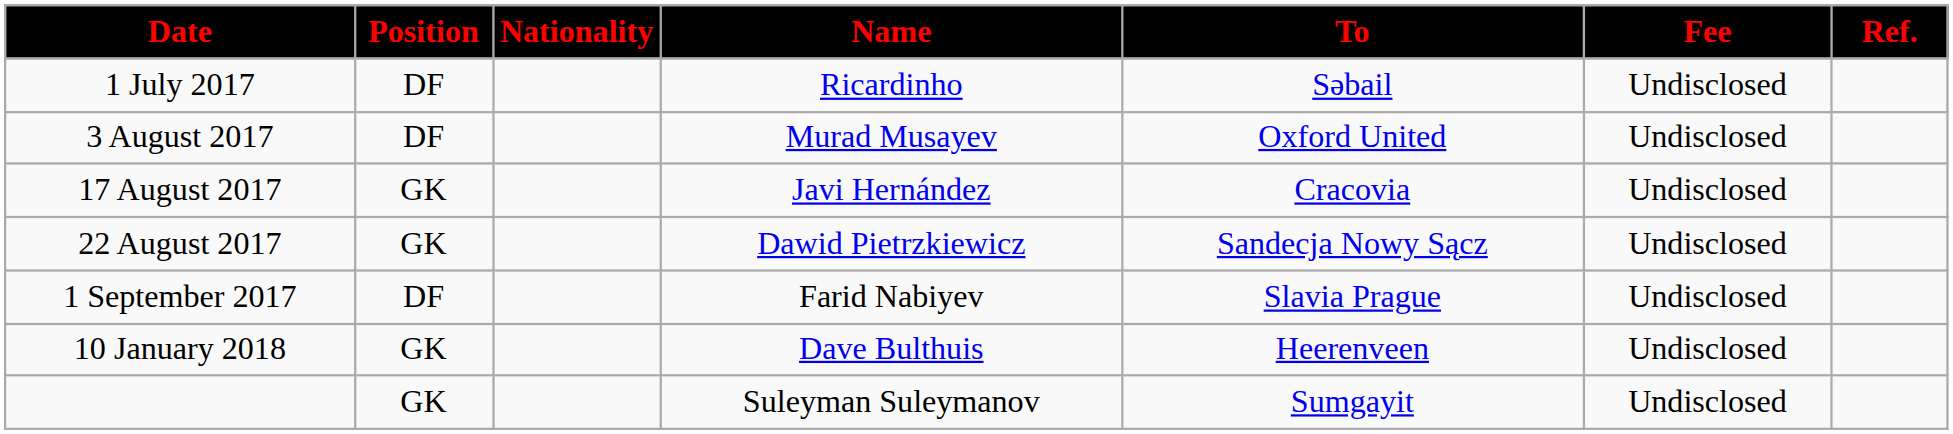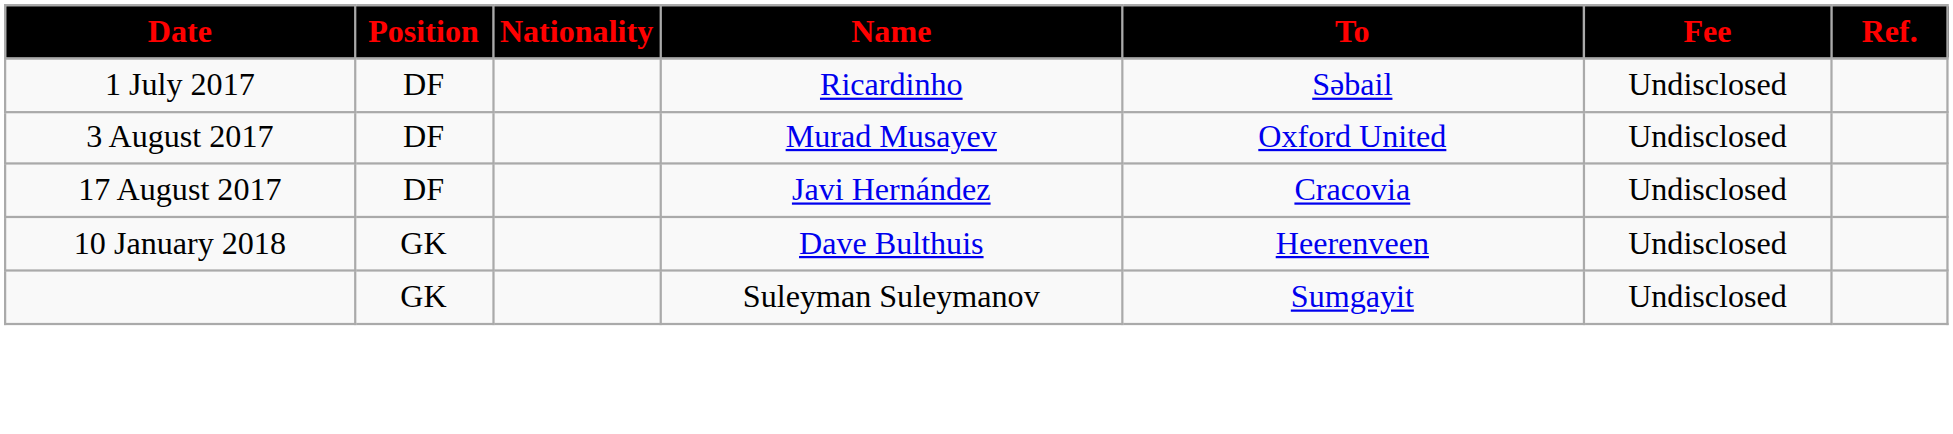(424, 190) GK -> (424, 190) DF
- row: (180, 243)
- row: (180, 296)
